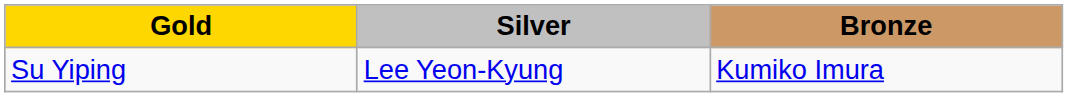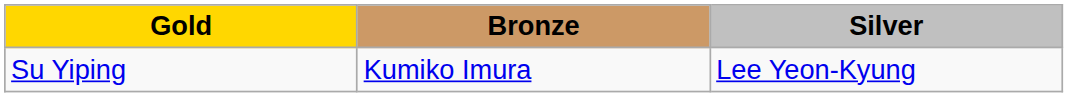columns swapped: (534, 26) <-> (886, 26)
